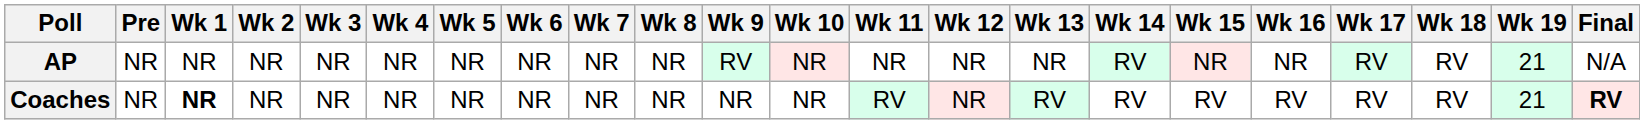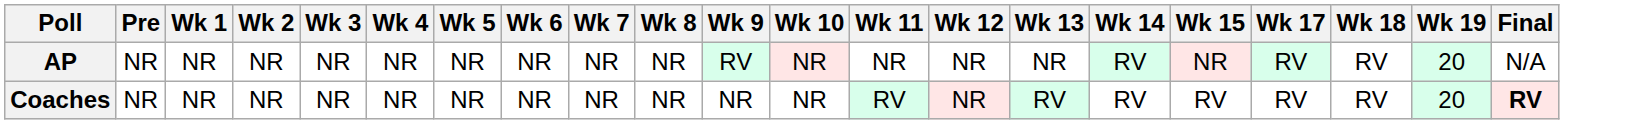- column: (1291, 23)
(1532, 61) 21 -> (1452, 61) 20
(199, 99) bold -> (199, 99) normal
(1532, 99) 21 -> (1452, 99) 20
